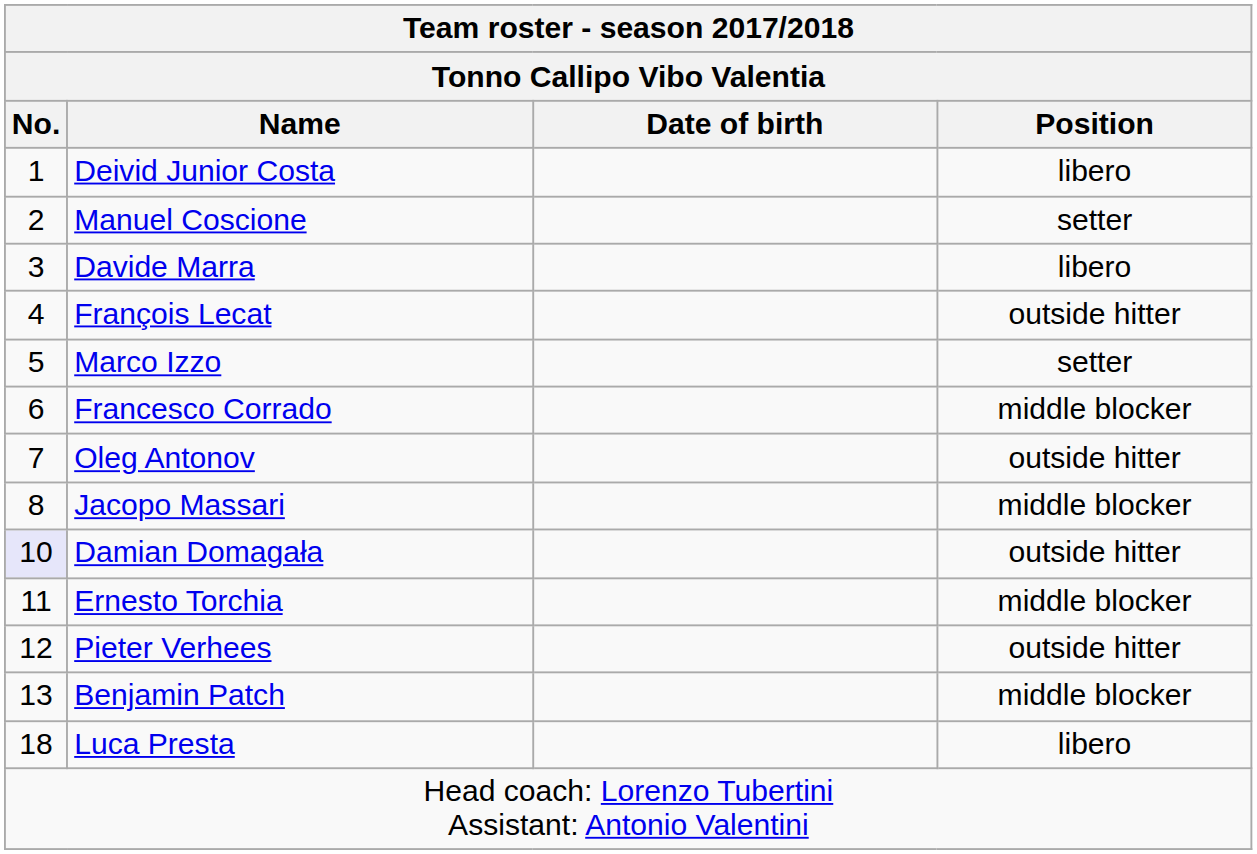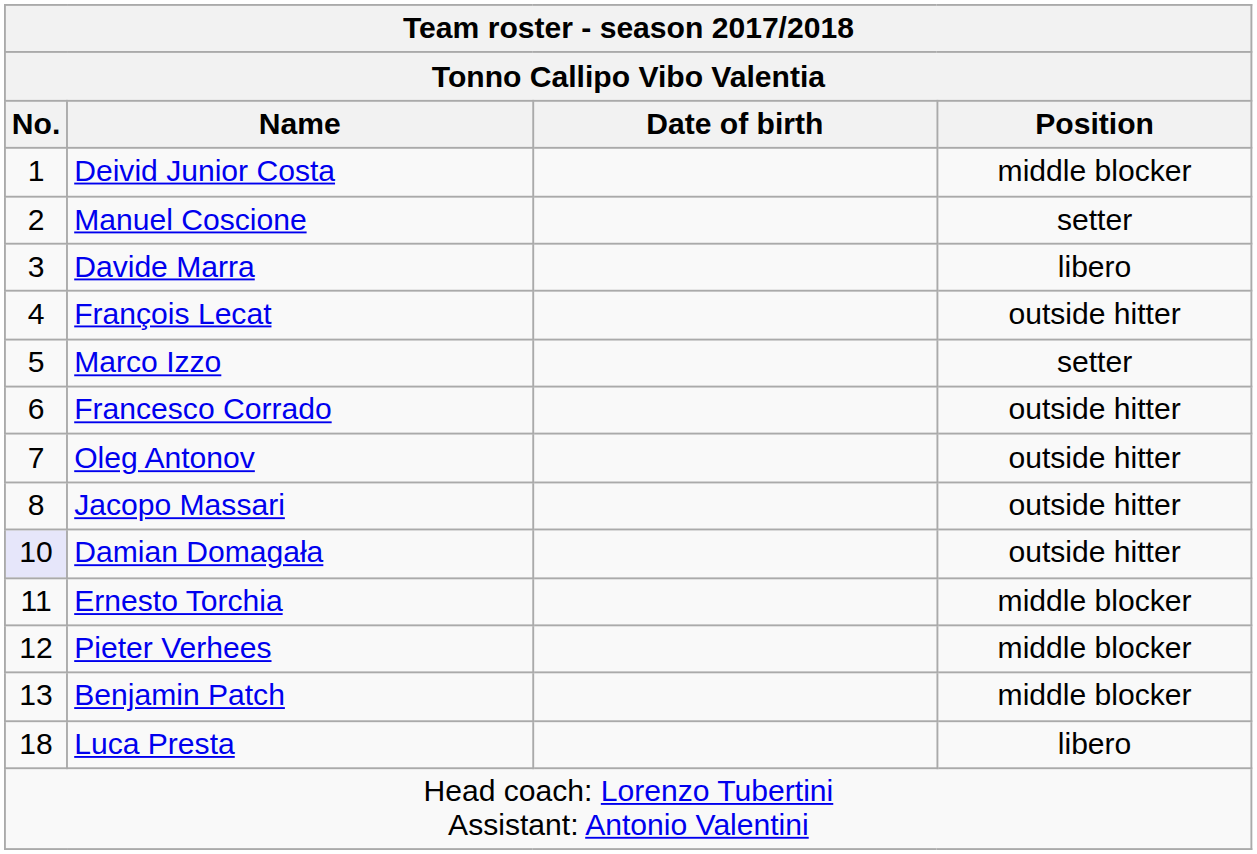(1095, 171) libero -> (1095, 171) middle blocker
(1095, 409) middle blocker -> (1095, 409) outside hitter
(1095, 505) middle blocker -> (1095, 505) outside hitter
(1095, 648) outside hitter -> (1095, 648) middle blocker
